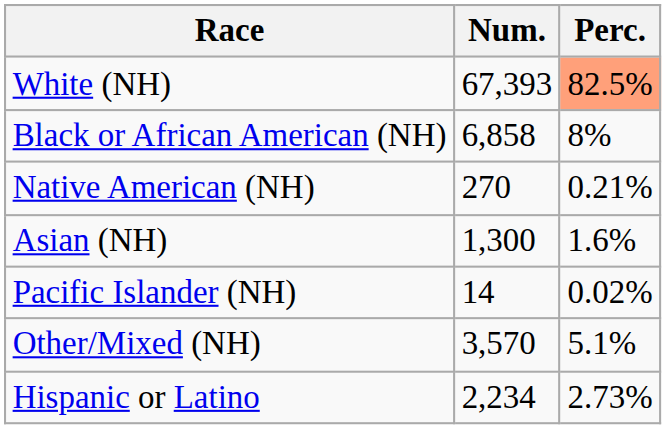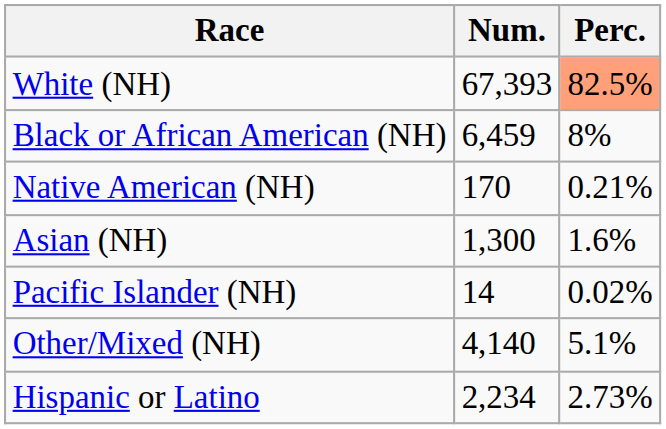(499, 135) 6,858 -> (499, 135) 6,459
(486, 187) 270 -> (486, 187) 170
(499, 344) 3,570 -> (499, 344) 4,140
